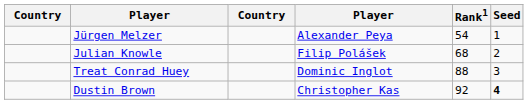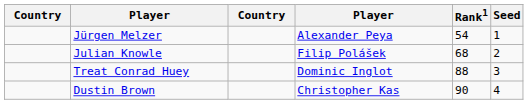(462, 90) 92 -> (462, 90) 90
(497, 90) bold -> (497, 90) normal
